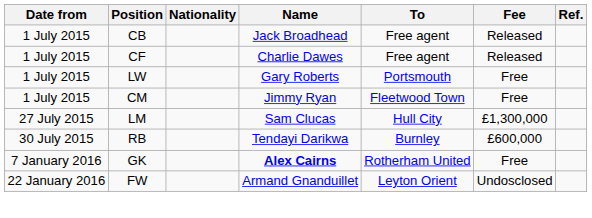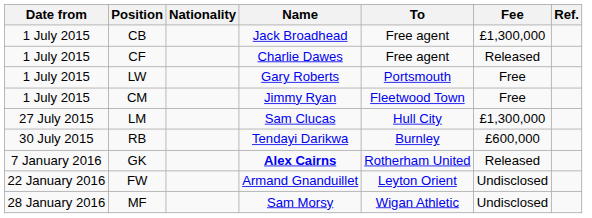(515, 35) Released -> (512, 35) £1,300,000
(515, 160) Free -> (512, 160) Released
(515, 181) Undosclosed -> (512, 181) Undisclosed
+ row: (137, 202)
